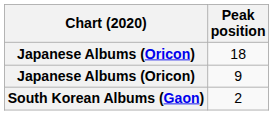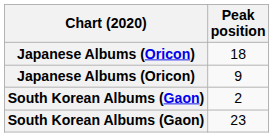+ row: (238, 120)
